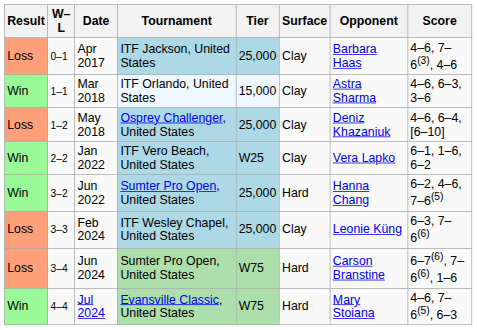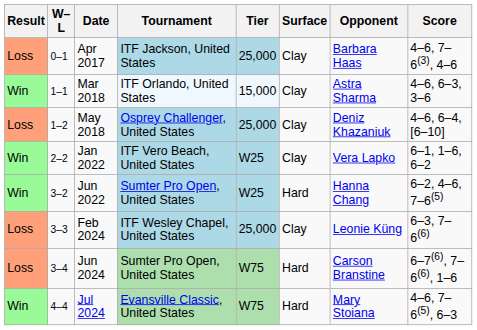(257, 193) 25,000 -> (251, 193) W25
